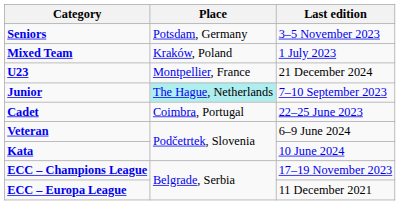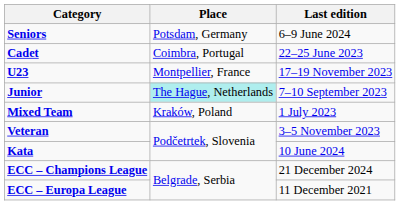(329, 33) 3–5 November 2023 -> (315, 33) 6–9 June 2024
rows swapped: (40, 53) <-> (23, 111)
(326, 72) 21 December 2024 -> (335, 72) 17–19 November 2023
(315, 131) 6–9 June 2024 -> (329, 131) 3–5 November 2023
(335, 170) 17–19 November 2023 -> (326, 170) 21 December 2024
